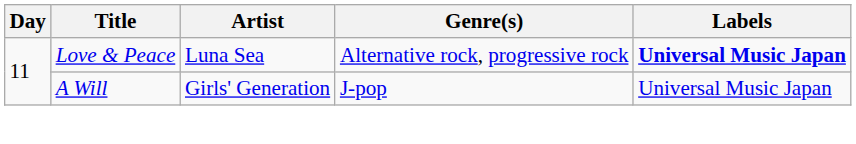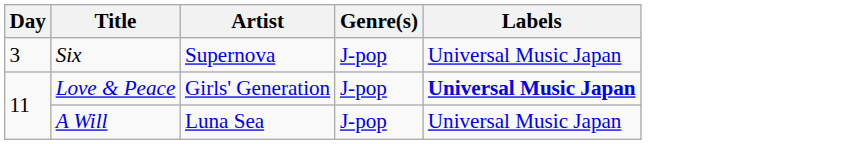+ row: (69, 54)
(225, 54) Luna Sea -> (258, 88) Girls' Generation
(484, 54) Alternative rock, progressive rock -> (363, 88) J-pop
(258, 88) Girls' Generation -> (225, 121) Luna Sea
